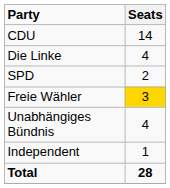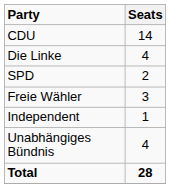(145, 96) gold background -> (145, 96) no background
rows swapped: (49, 124) <-> (43, 152)
